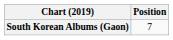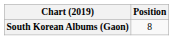(150, 27) 7 -> (150, 27) 8
